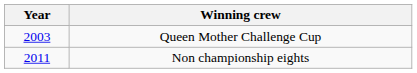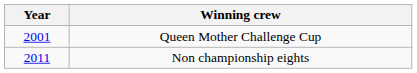(37, 36) 2003 -> (37, 36) 2001
